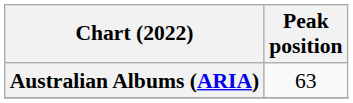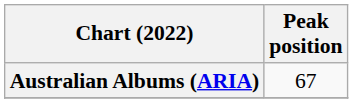(306, 80) 63 -> (306, 80) 67
